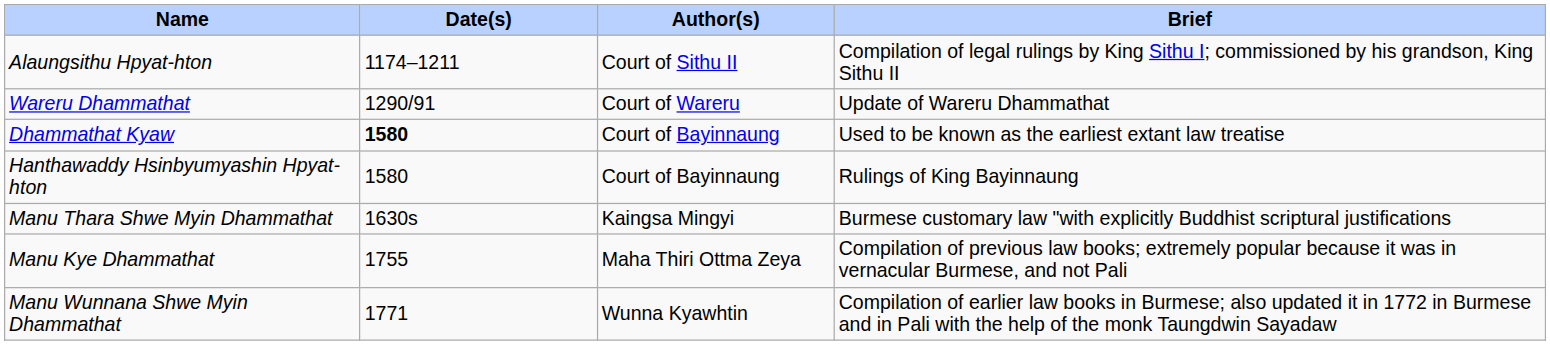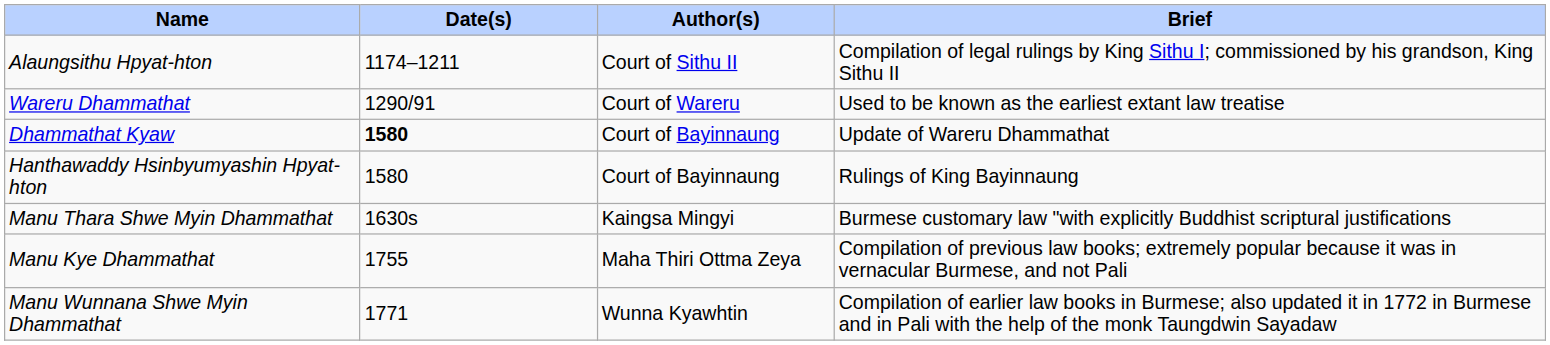(974, 103) Update of Wareru Dhammathat -> (1062, 103) Used to be known as the earliest extant law treatise
(1062, 134) Used to be known as the earliest extant law treatise -> (974, 134) Update of Wareru Dhammathat
